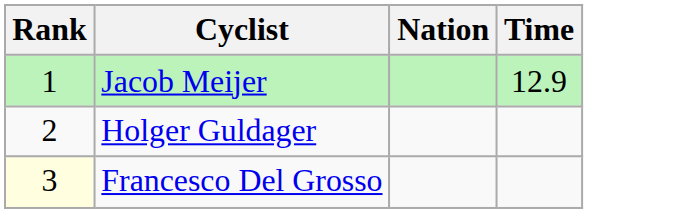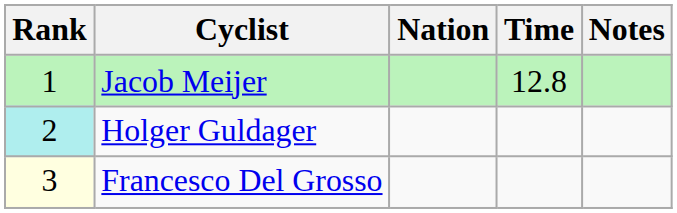+ column: (627, 29)
(539, 80) 12.9 -> (539, 80) 12.8
(49, 130) no background -> (49, 130) paleturquoise background
